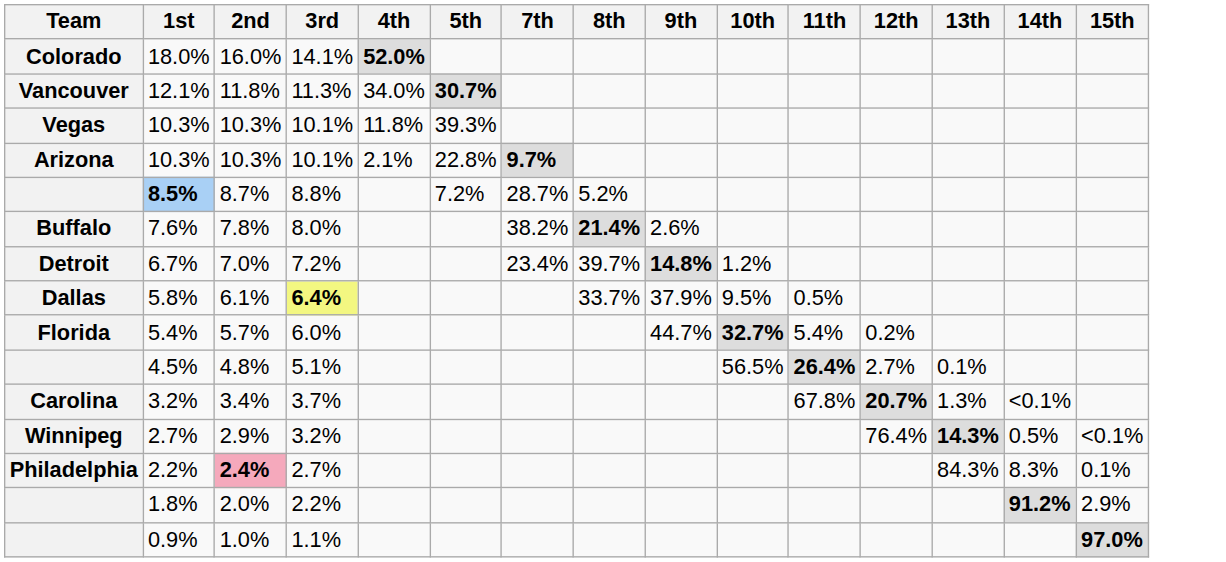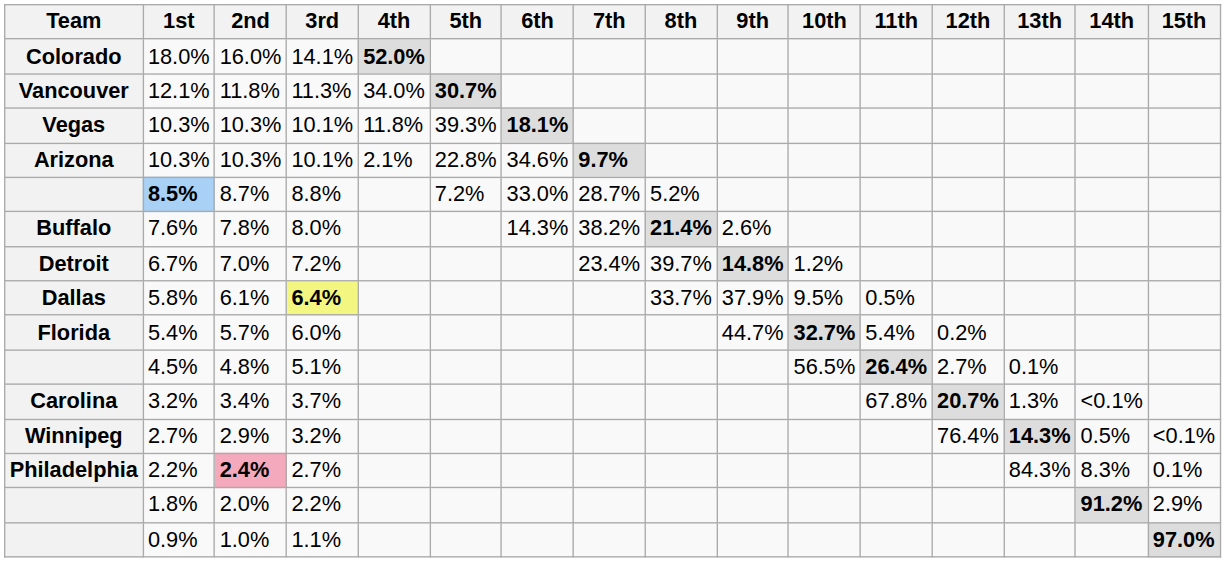+ column: (537, 21)
